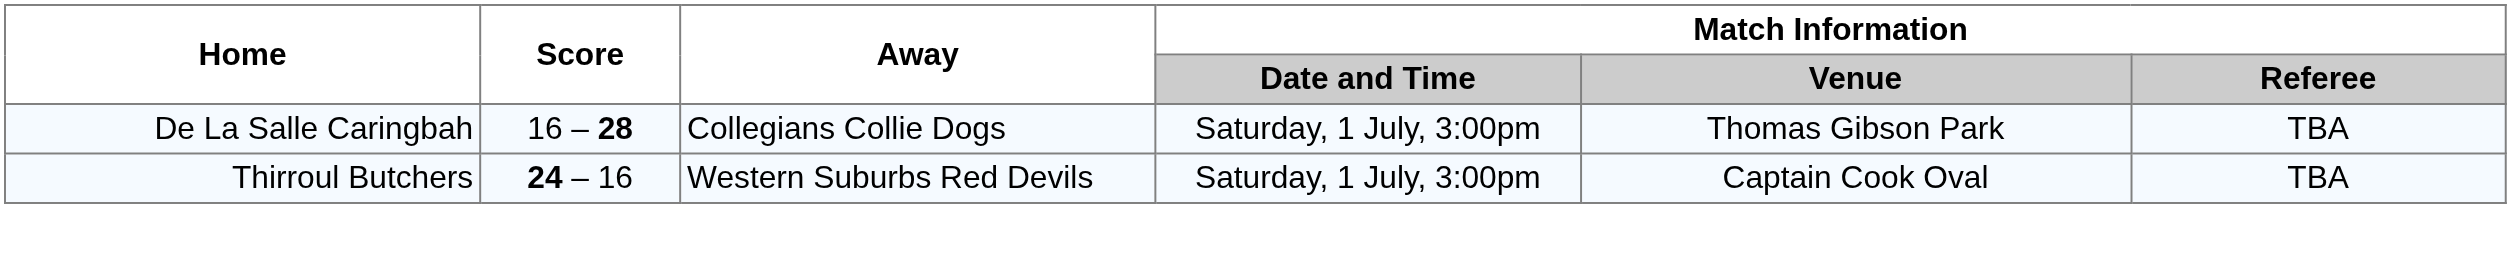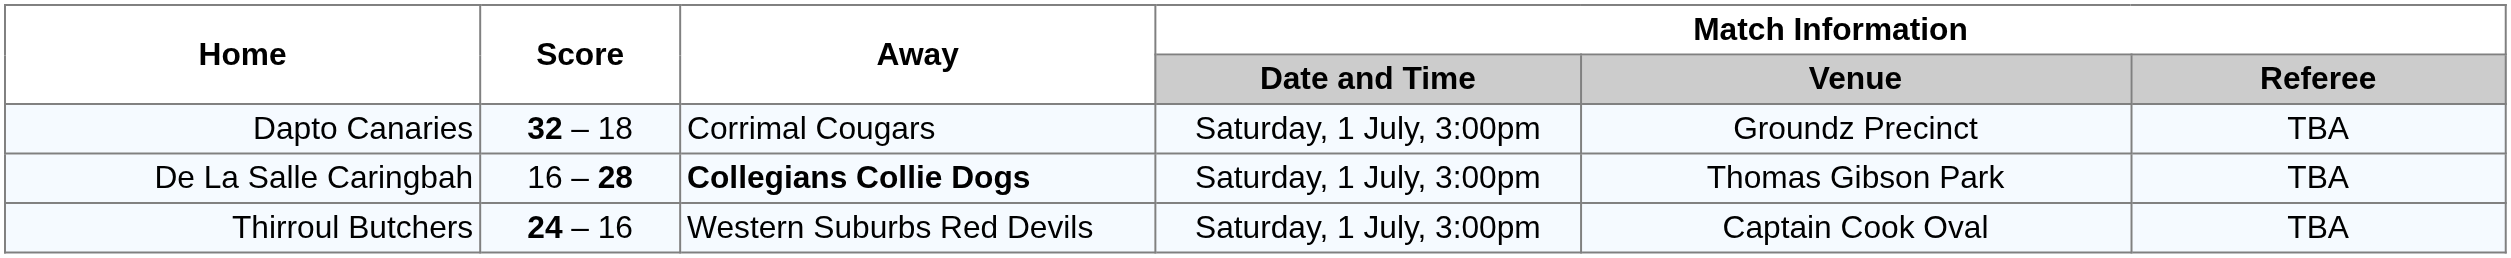+ row: (363, 128)
(846, 128) normal -> (859, 177) bold
